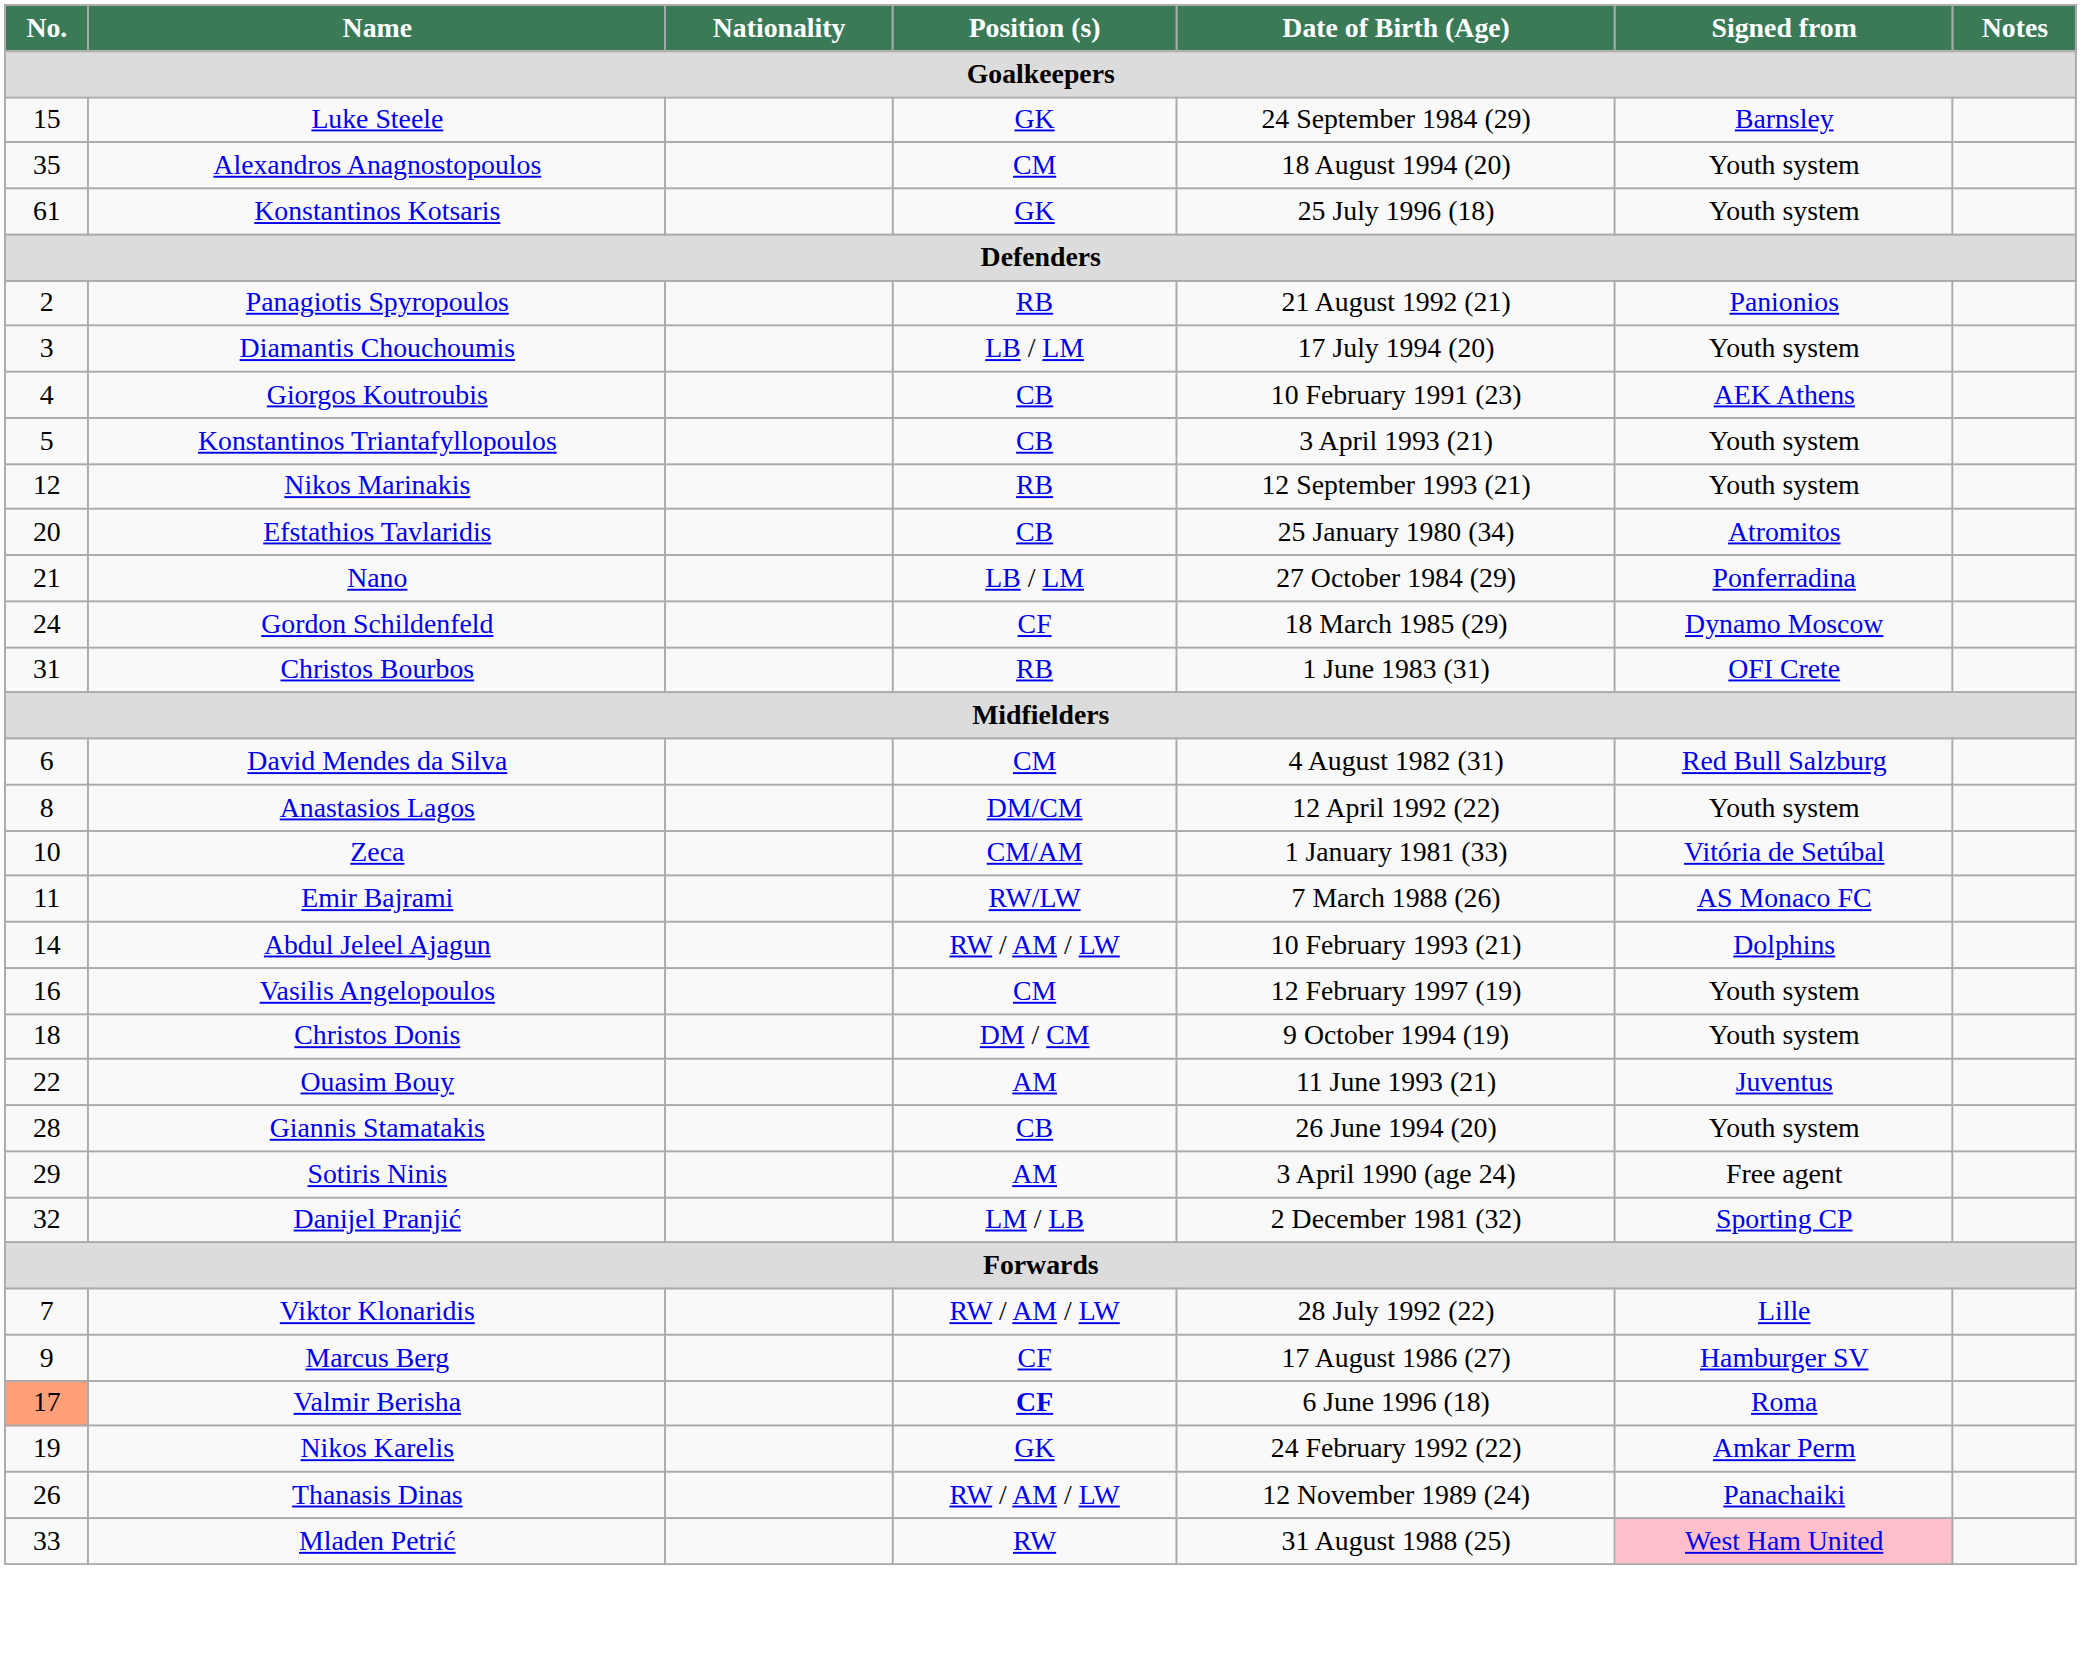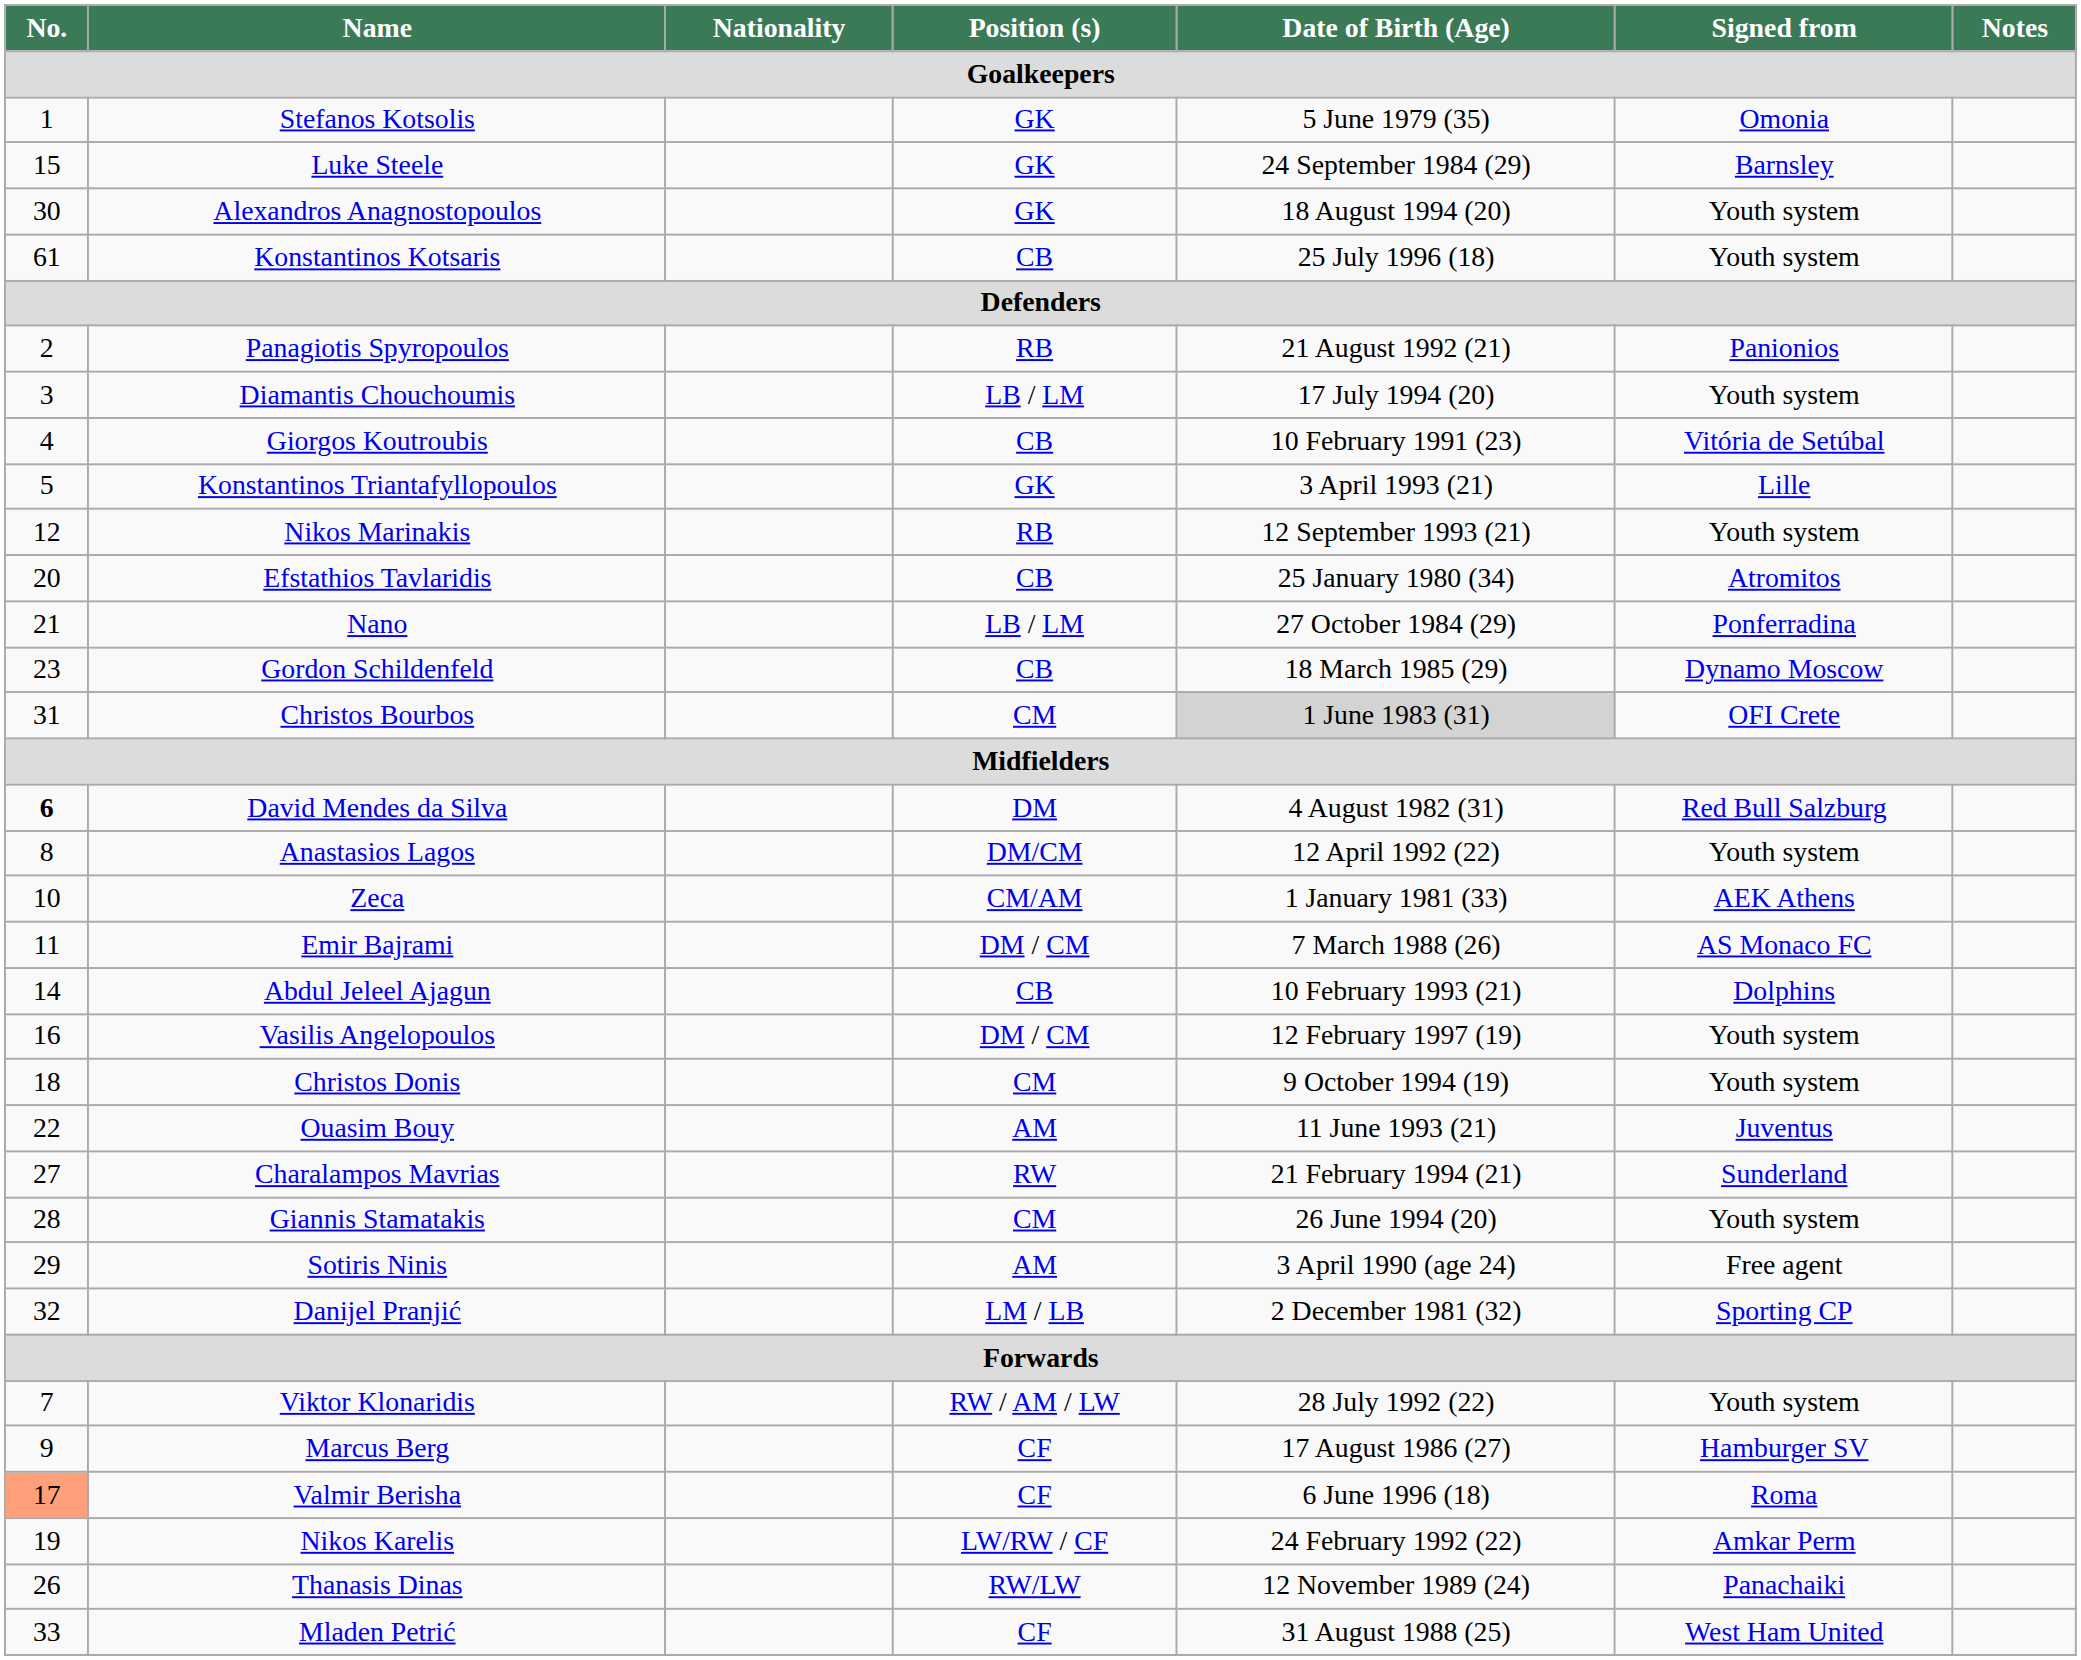+ row: (377, 119)
(47, 165) 35 -> (47, 211) 30
(1035, 165) CM -> (1035, 211) GK
(1035, 211) GK -> (1035, 256) CB
(1784, 394) AEK Athens -> (1784, 440) Vitória de Setúbal
(1035, 440) CB -> (1035, 486) GK
(1784, 440) Youth system -> (1784, 486) Lille
(47, 623) 24 -> (47, 669) 23
(1035, 623) CF -> (1035, 669) CB
(1035, 669) RB -> (1035, 715) CM
(1396, 669) no background -> (1396, 715) lightgrey background
(47, 761) normal -> (47, 807) bold
(1035, 761) CM -> (1035, 807) DM
(1784, 852) Vitória de Setúbal -> (1784, 898) AEK Athens
(1035, 898) RW/LW -> (1035, 944) DM / CM
(1035, 944) RW / AM / LW -> (1035, 990) CB
(1035, 990) CM -> (1035, 1036) DM / CM
(1035, 1036) DM / CM -> (1035, 1082) CM
+ row: (377, 1173)
(1035, 1127) CB -> (1035, 1219) CM
(1784, 1311) Lille -> (1784, 1402) Youth system
(1035, 1402) bold -> (1035, 1494) normal
(1035, 1448) GK -> (1035, 1540) LW/RW / CF
(1035, 1494) RW / AM / LW -> (1035, 1586) RW/LW
(1035, 1540) RW -> (1035, 1632) CF
(1784, 1540) pink background -> (1784, 1632) no background
